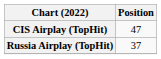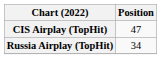(136, 45) 37 -> (136, 45) 34
